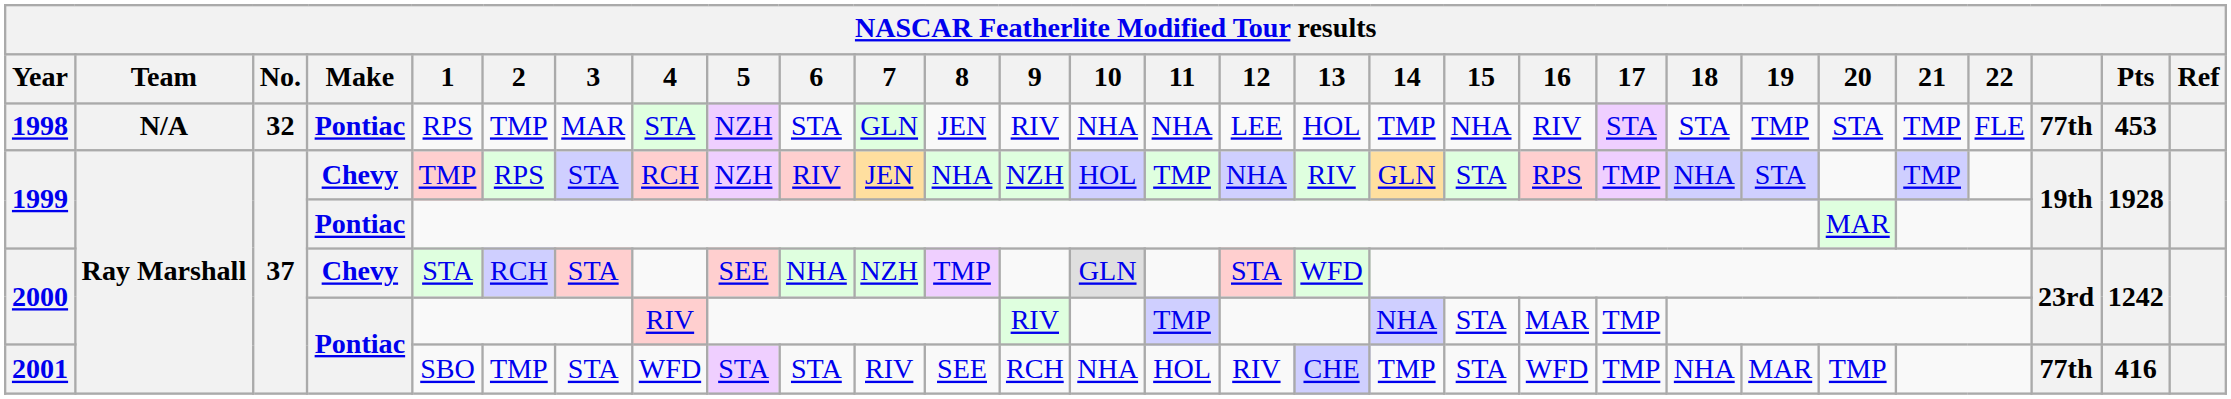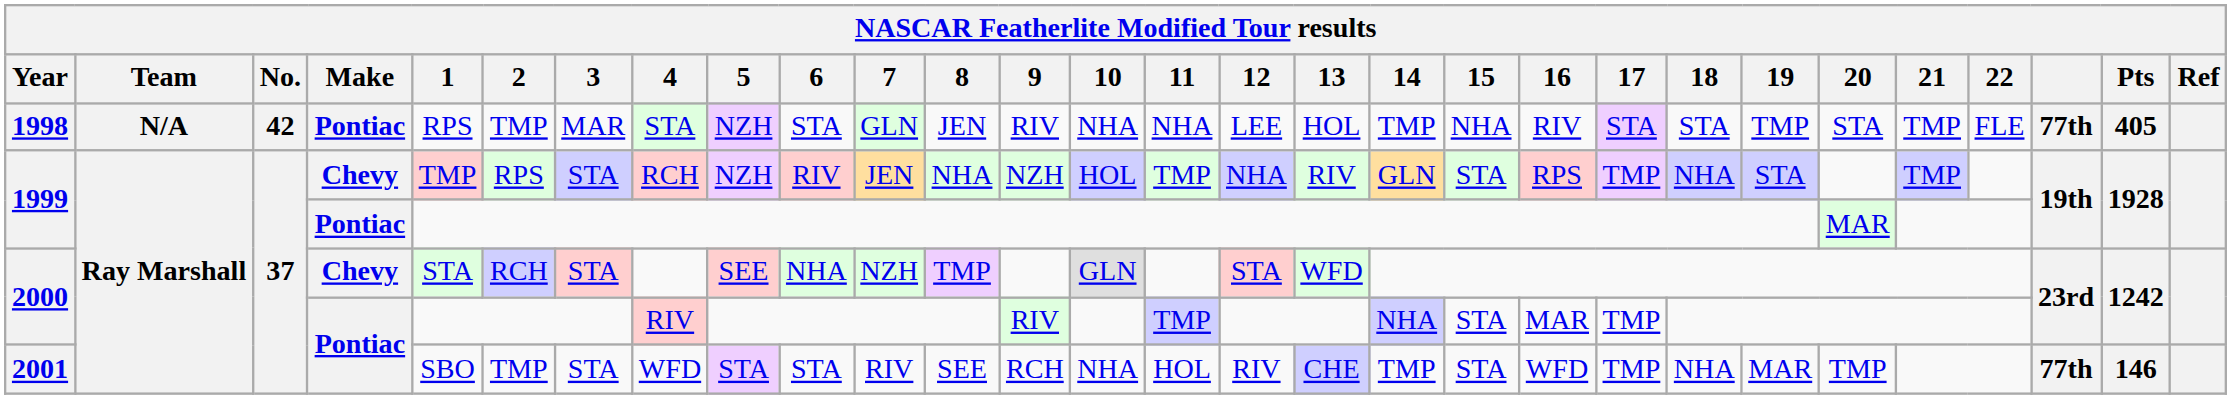(280, 126) 32 -> (280, 126) 42
(2136, 126) 453 -> (2136, 126) 405
(2136, 369) 416 -> (2136, 369) 146
